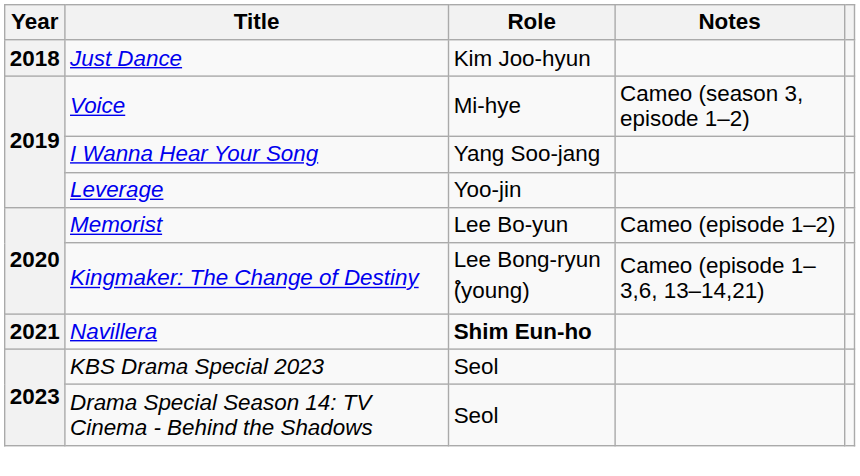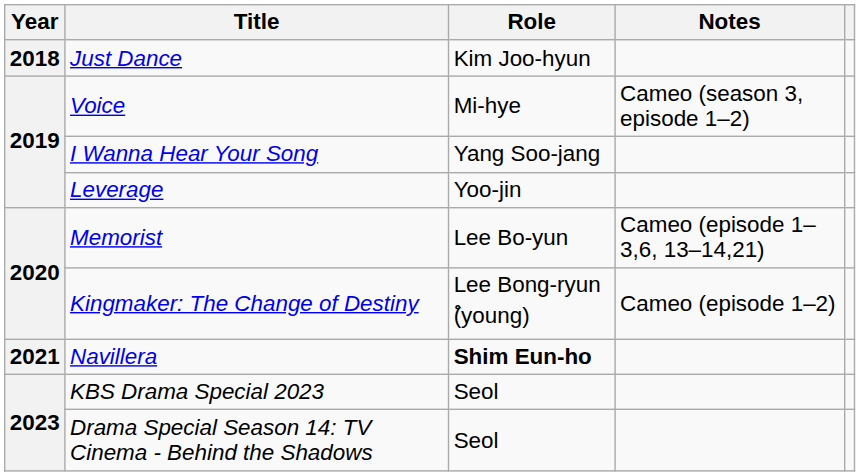(728, 225) Cameo (episode 1–2) -> (718, 237) Cameo (episode 1–3,6, 13–14,21)
(718, 278) Cameo (episode 1–3,6, 13–14,21) -> (728, 303) Cameo (episode 1–2)
